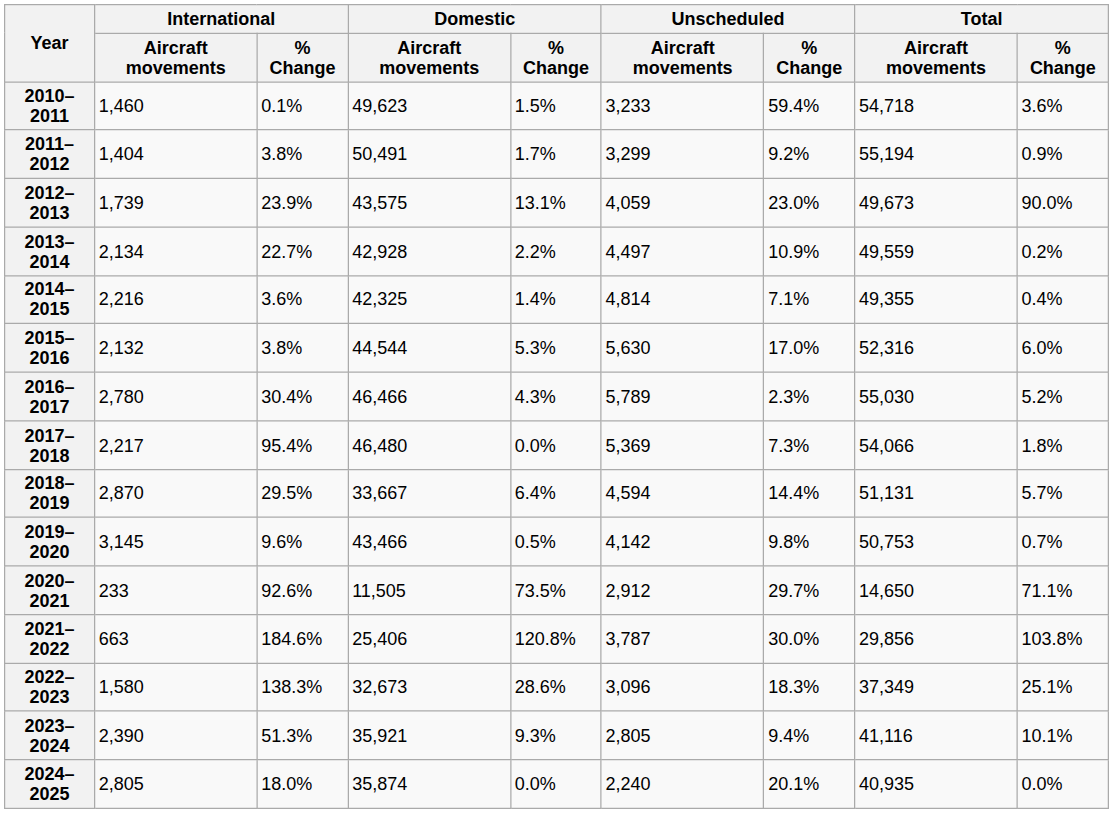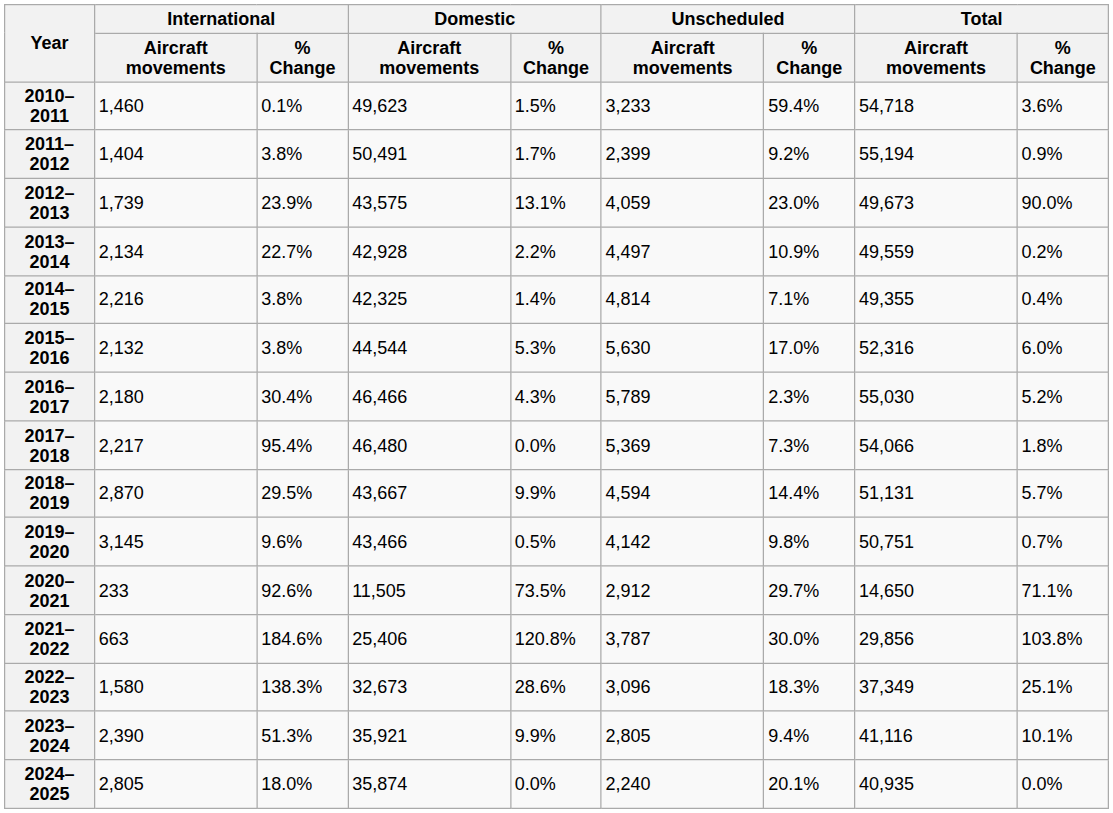(628, 154) 3,299 -> (628, 154) 2,399
(282, 299) 3.6% -> (282, 299) 3.8%
(121, 396) 2,780 -> (121, 396) 2,180
(380, 493) 33,667 -> (380, 493) 43,667
(535, 493) 6.4% -> (535, 493) 9.9%
(887, 542) 50,753 -> (887, 542) 50,751
(535, 735) 9.3% -> (535, 735) 9.9%
